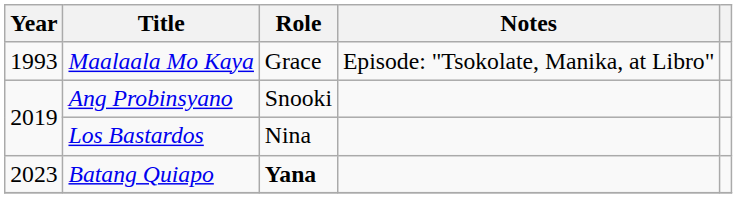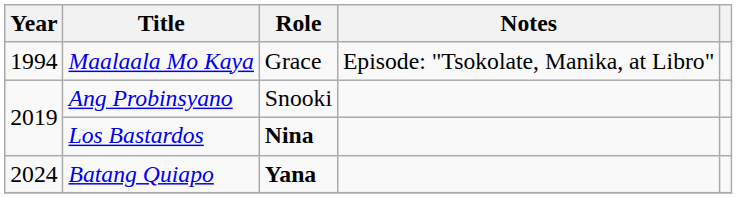(34, 60) 1993 -> (34, 60) 1994
(288, 135) normal -> (289, 135) bold
(34, 173) 2023 -> (34, 173) 2024
